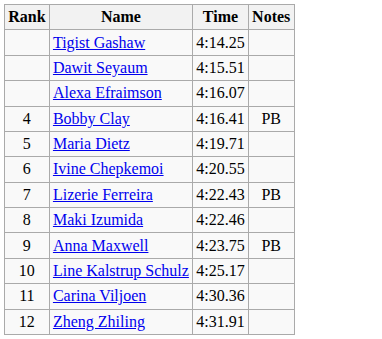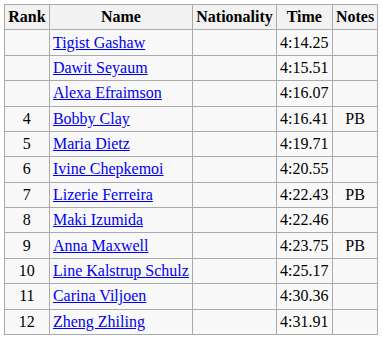+ column: (234, 17)
